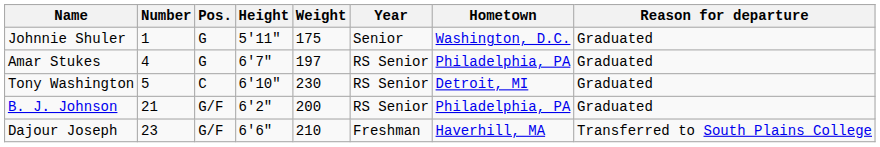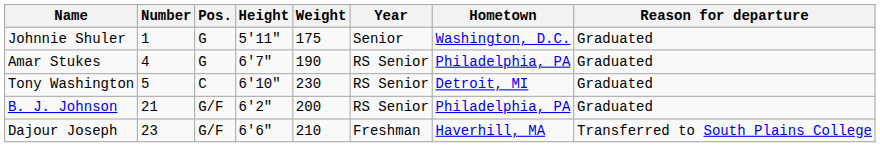(308, 62) 197 -> (308, 62) 190
